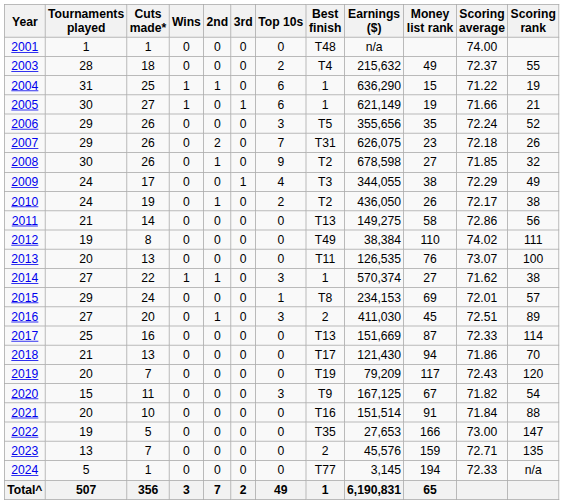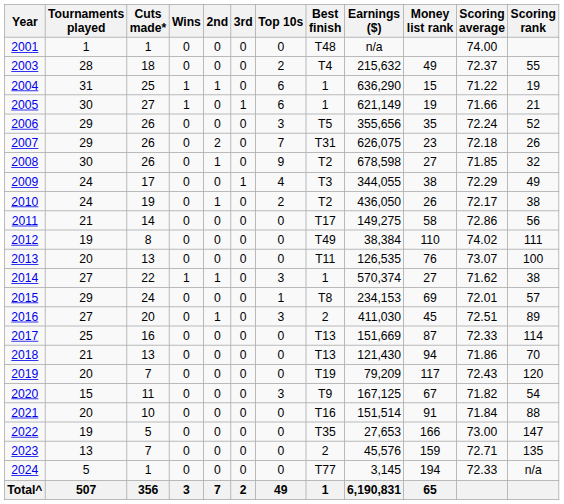(325, 220) T13 -> (325, 220) T17
(325, 355) T17 -> (325, 355) T13
